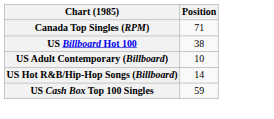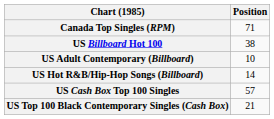(199, 91) 59 -> (250, 91) 57
+ row: (118, 106)
